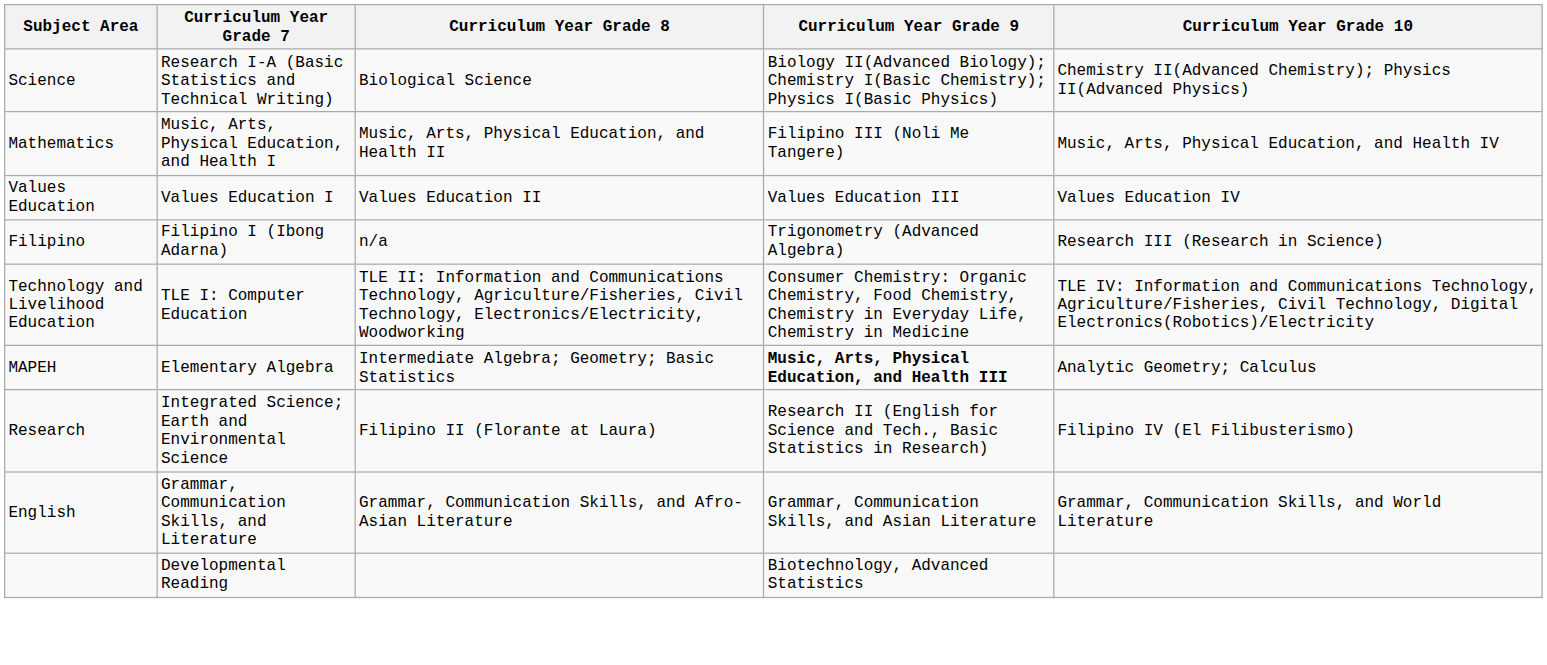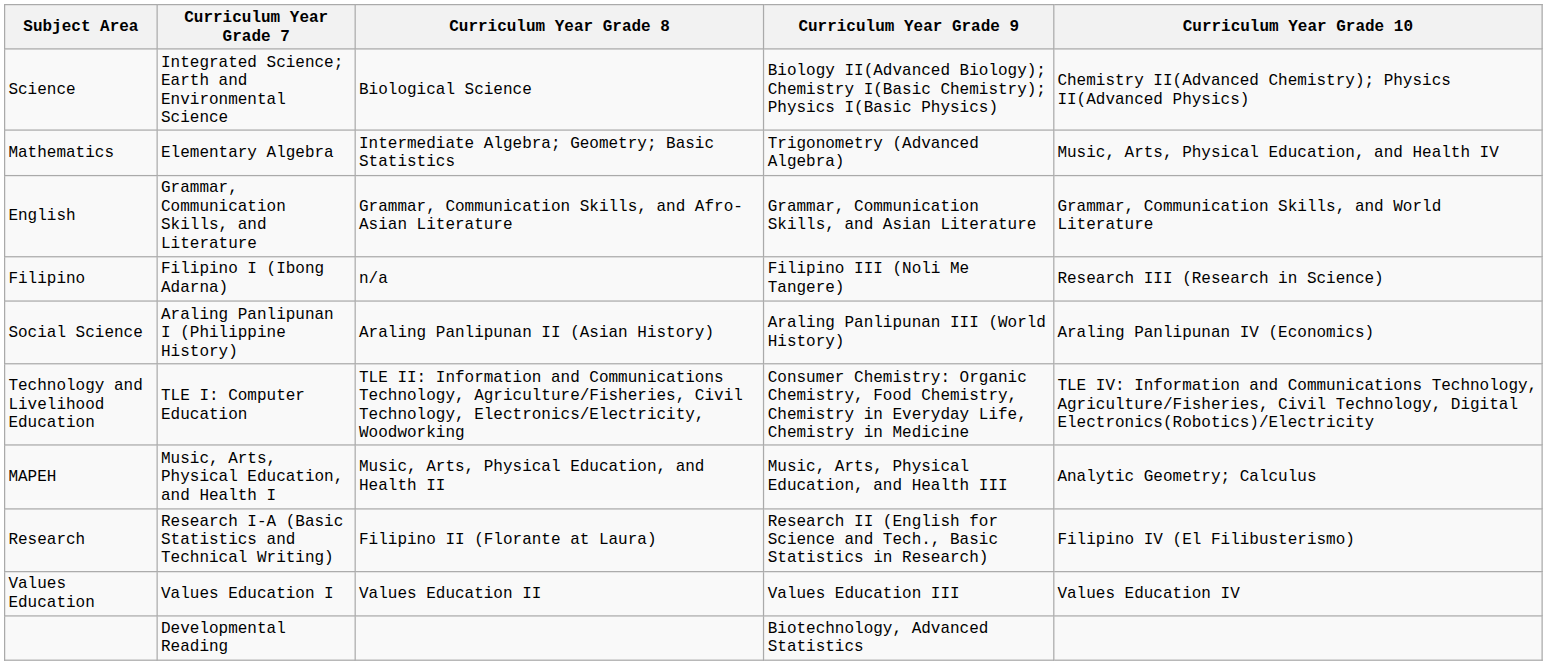(252, 81) Research I-A (Basic Statistics and Technical Writing) -> (252, 90) Integrated Science; Earth and Environmental Science
(252, 144) Music, Arts, Physical Education, and Health I -> (247, 153) Elementary Algebra
(532, 144) Music, Arts, Physical Education, and Health II -> (537, 153) Intermediate Algebra; Geometry; Basic Statistics
(868, 144) Filipino III (Noli Me Tangere) -> (873, 153) Trigonometry (Advanced Algebra)
rows swapped: (42, 512) <-> (52, 197)
(873, 242) Trigonometry (Advanced Algebra) -> (868, 279) Filipino III (Noli Me Tangere)
+ row: (76, 332)
(247, 368) Elementary Algebra -> (252, 477) Music, Arts, Physical Education, and Health I
(537, 368) Intermediate Algebra; Geometry; Basic Statistics -> (532, 477) Music, Arts, Physical Education, and Health II
(888, 368) bold -> (888, 477) normal
(252, 431) Integrated Science; Earth and Environmental Science -> (252, 540) Research I-A (Basic Statistics and Technical Writing)
